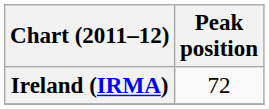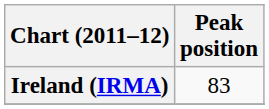(219, 85) 72 -> (219, 85) 83
